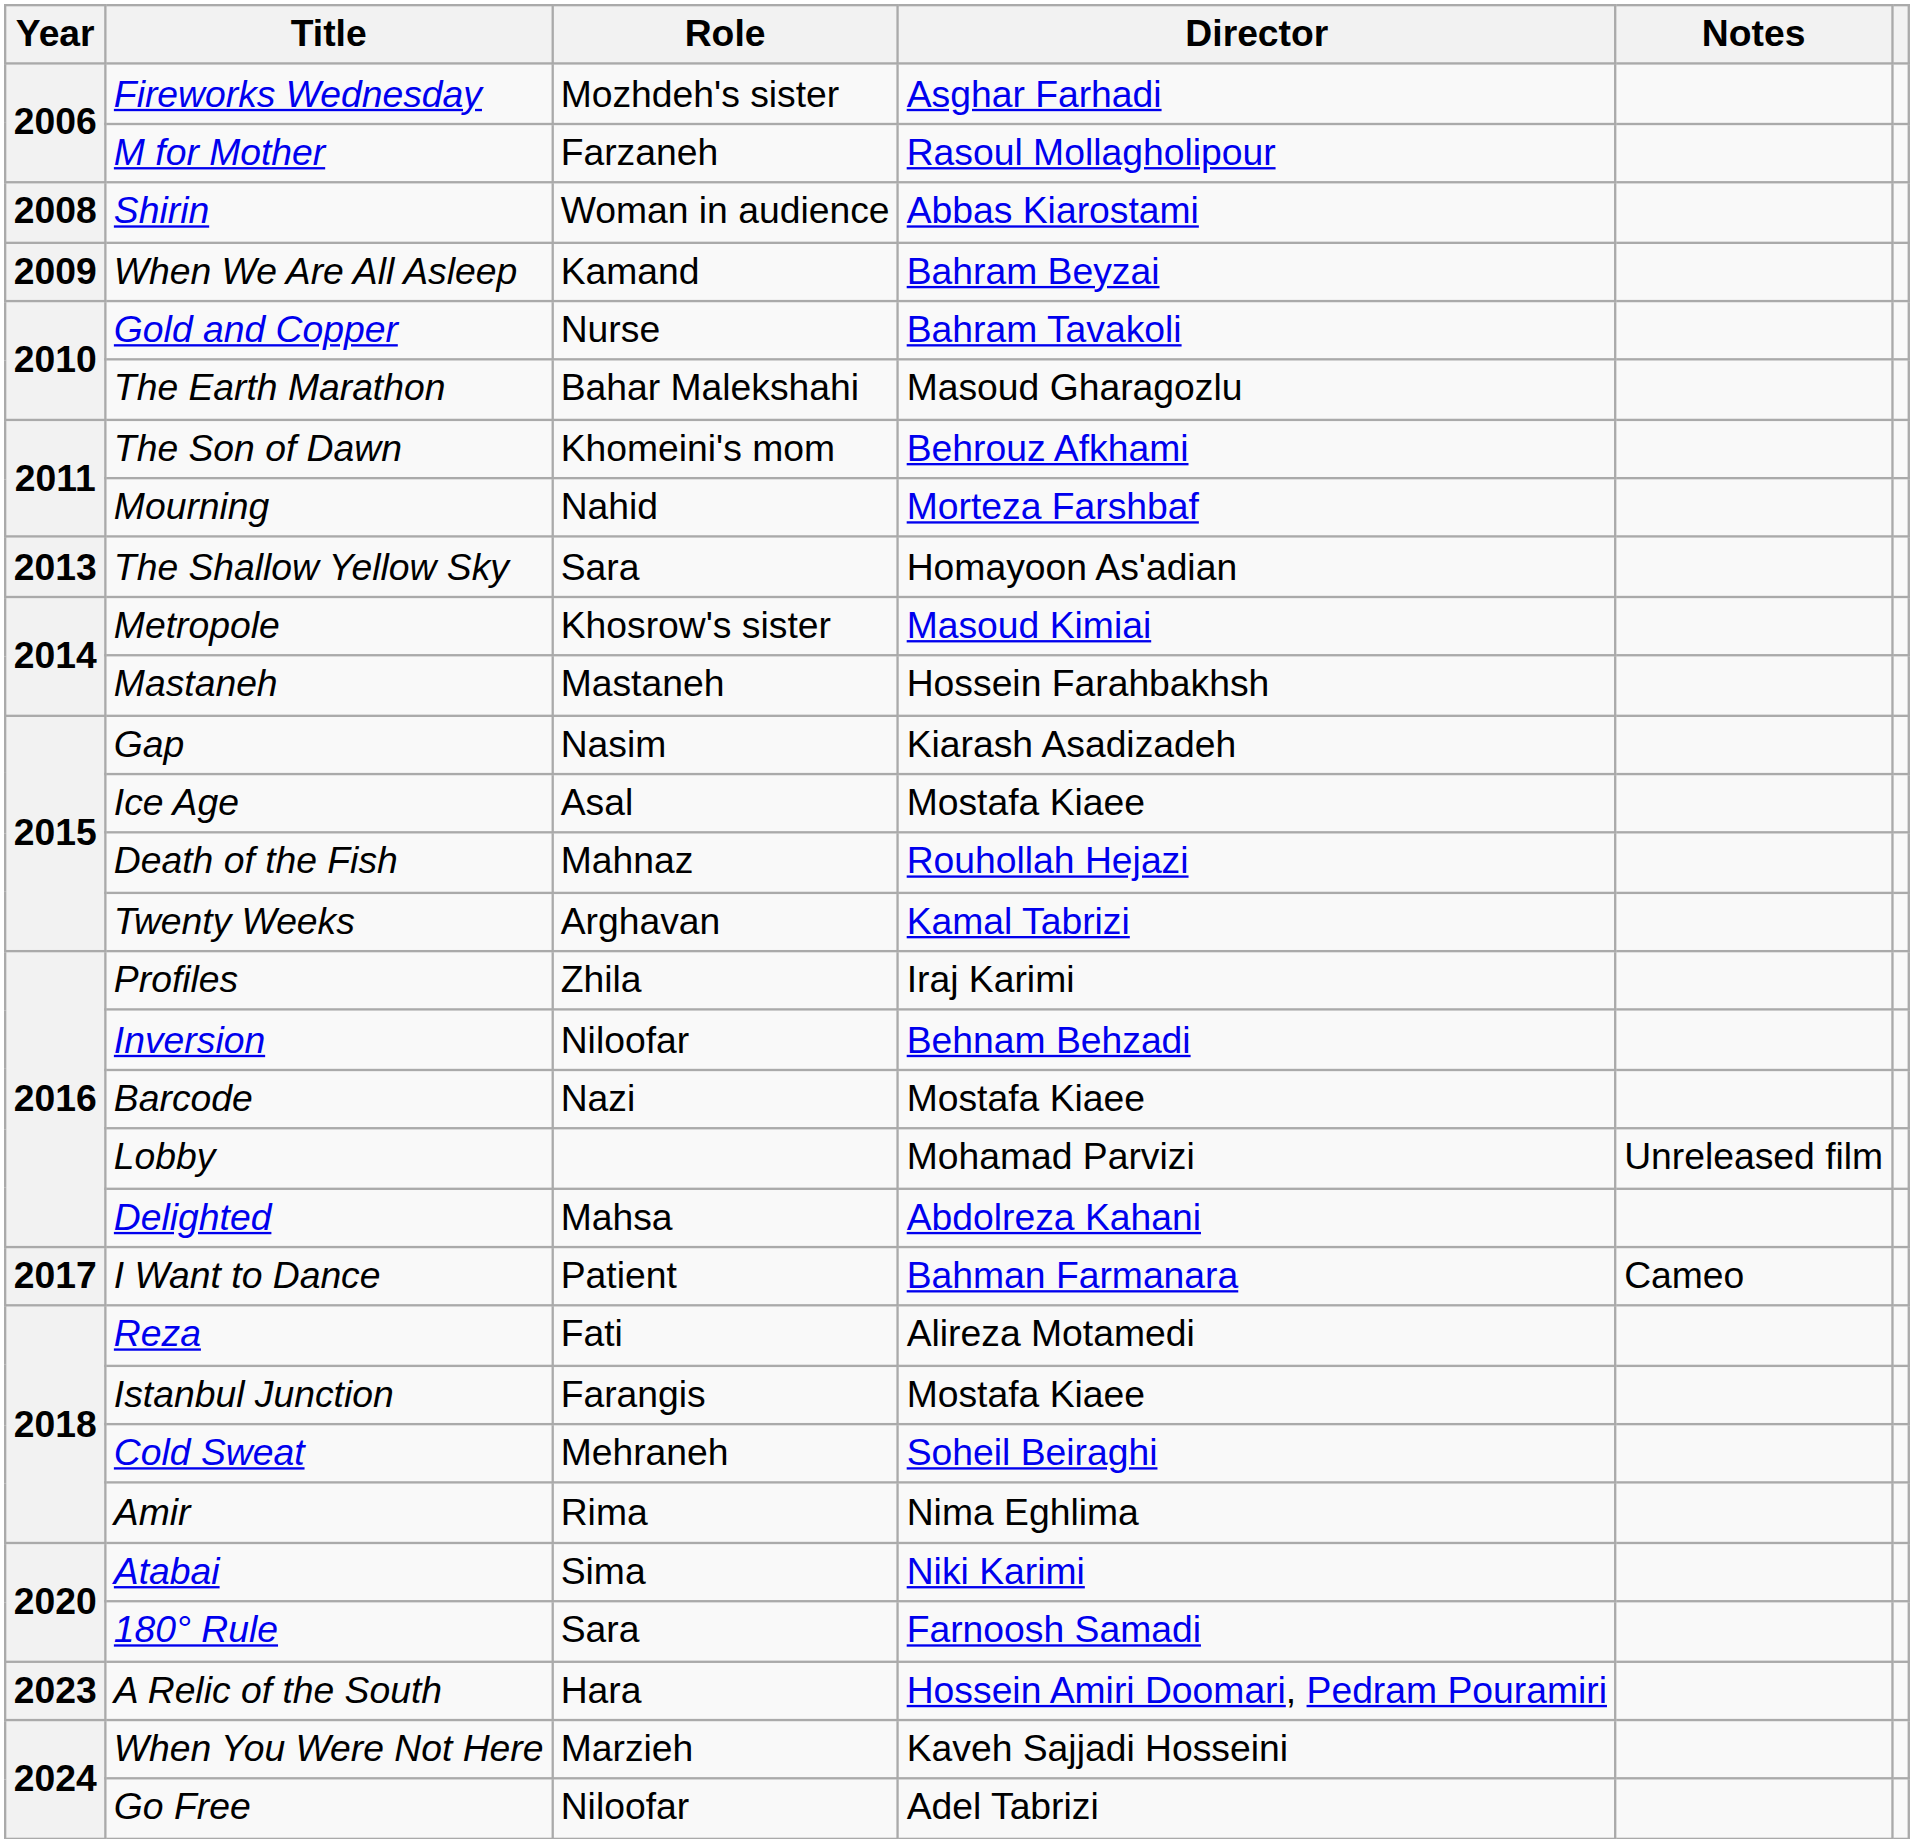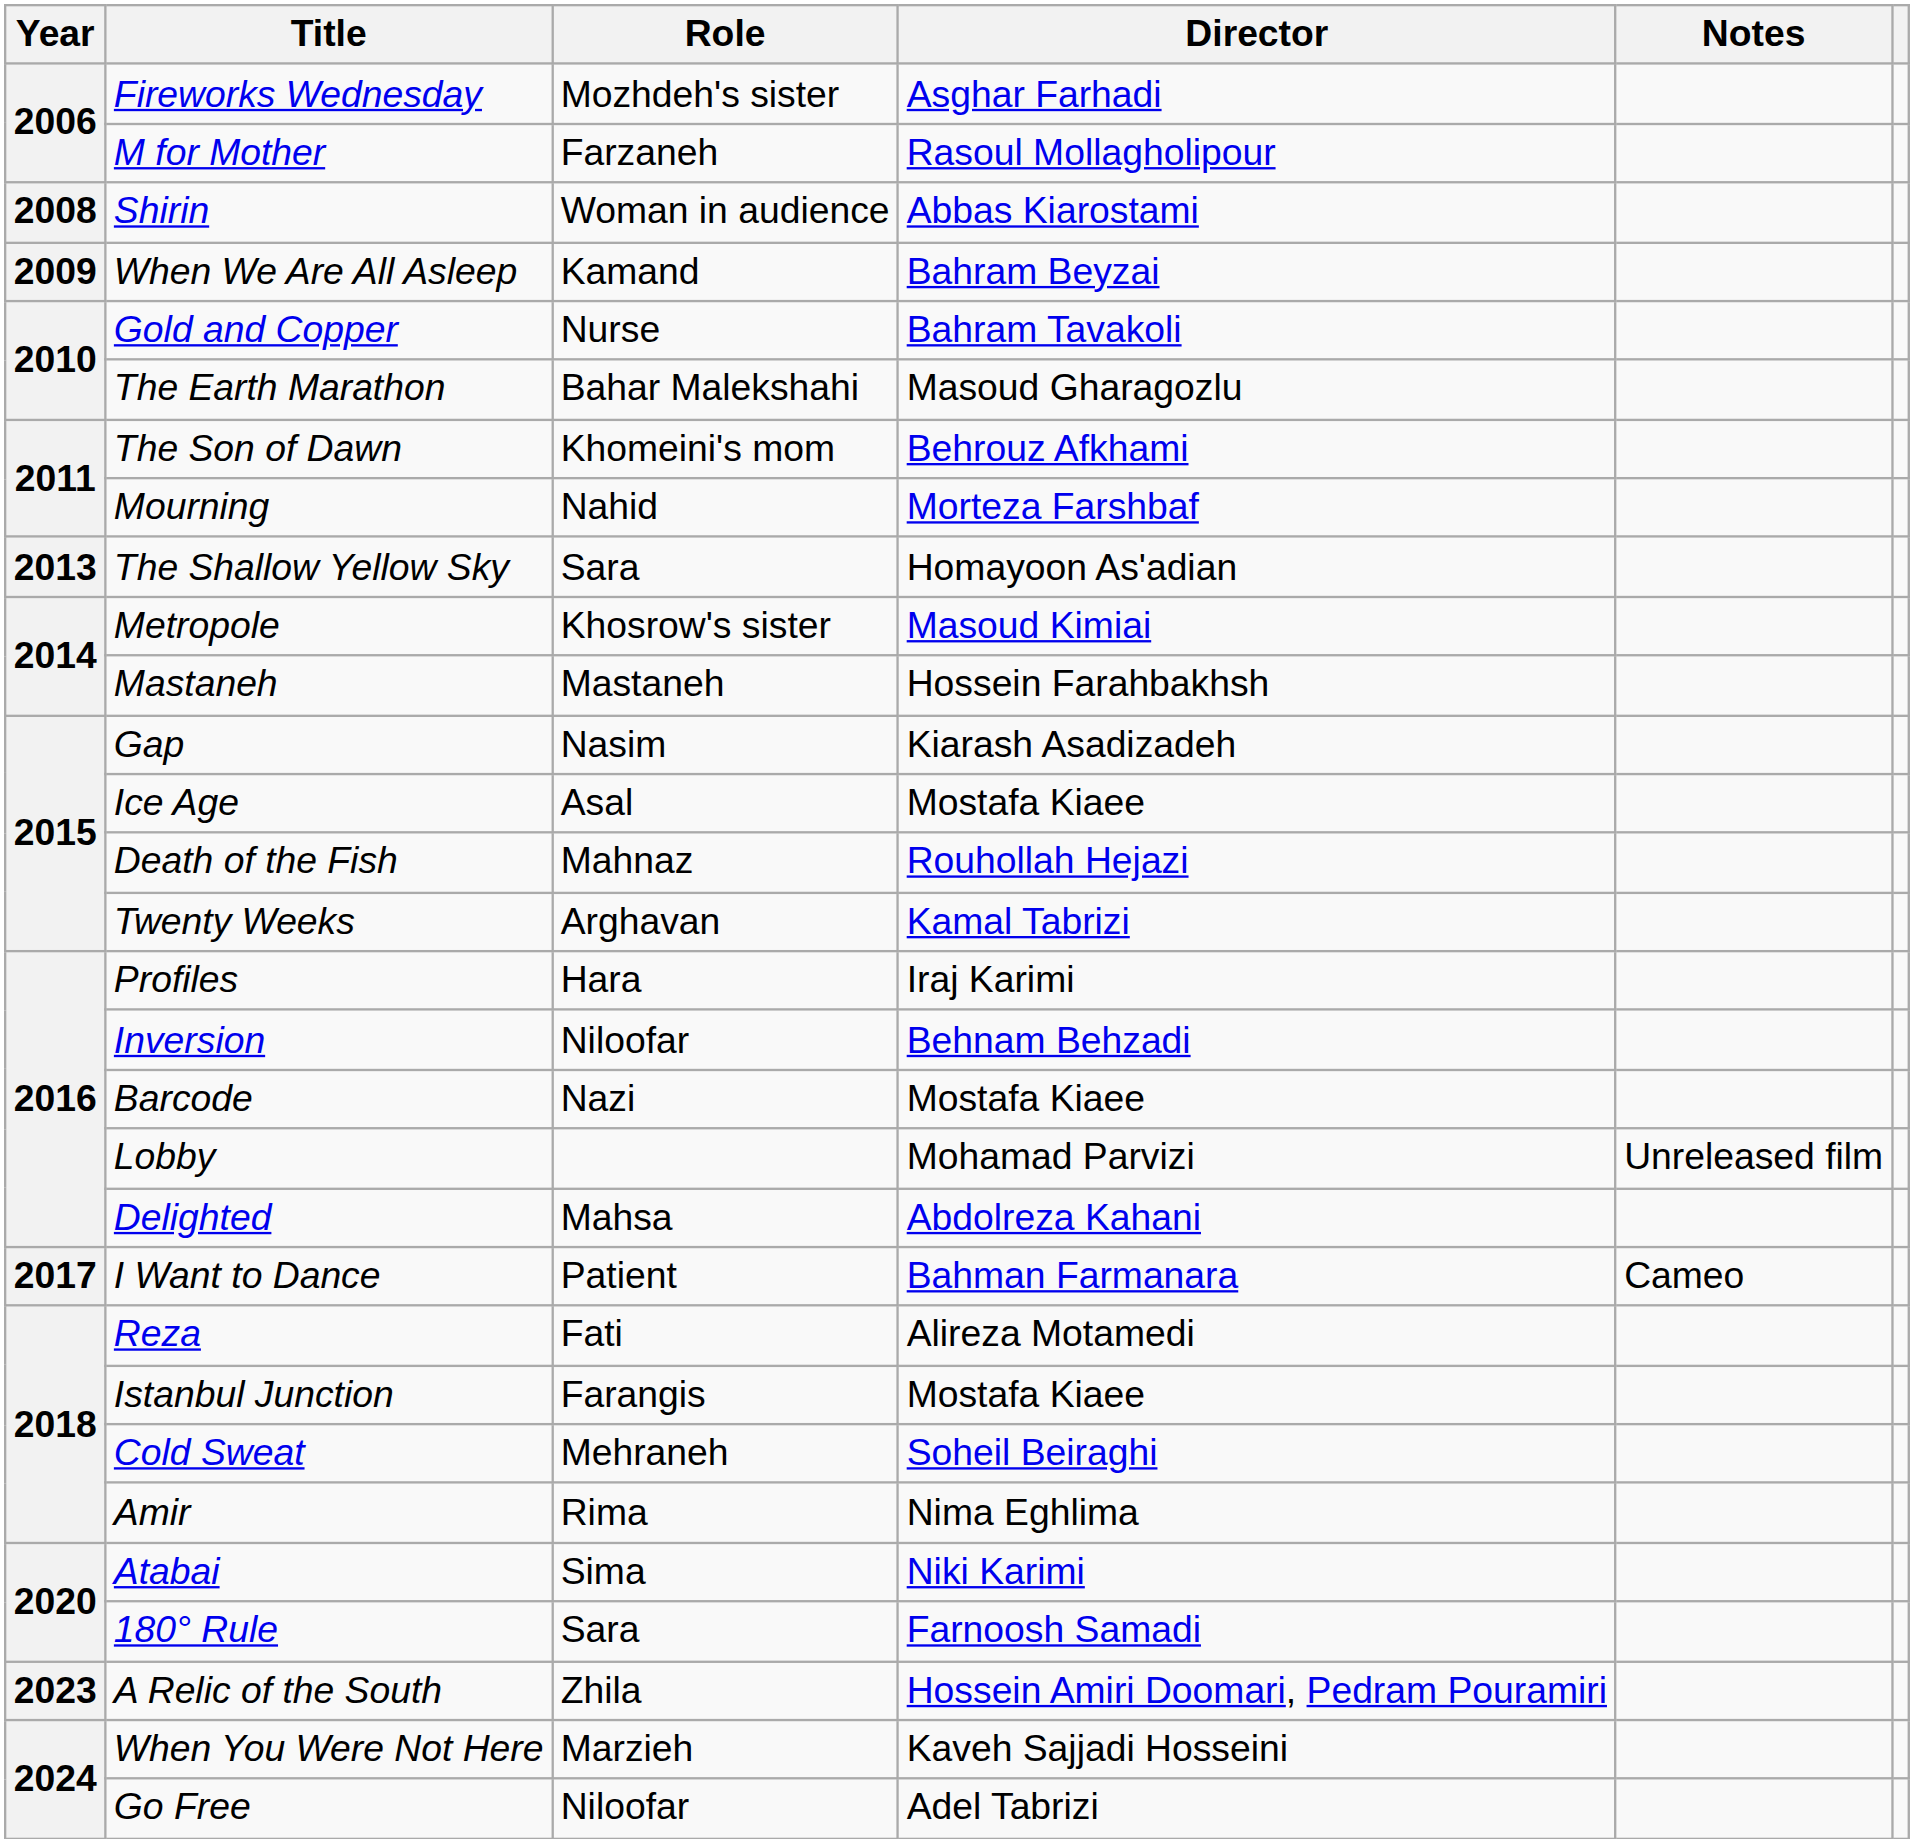(601, 980) Zhila -> (601, 980) Hara
(601, 1689) Hara -> (601, 1689) Zhila
